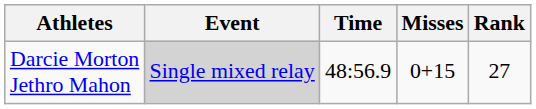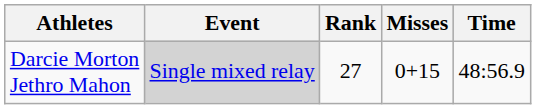columns swapped: (358, 22) <-> (499, 22)
